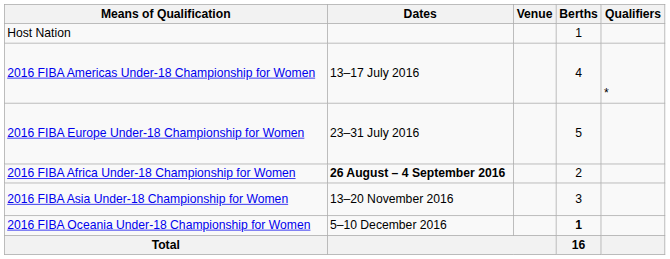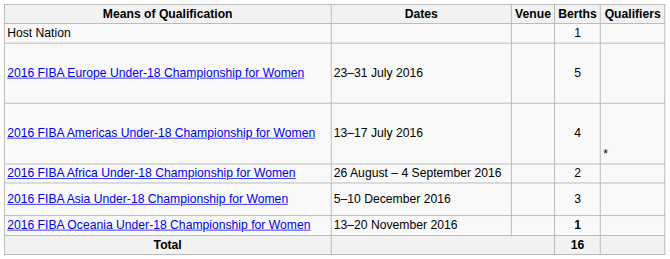rows swapped: (161, 73) <-> (156, 133)
(418, 173) bold -> (418, 173) normal
(392, 199) 13–20 November 2016 -> (392, 199) 5–10 December 2016
(388, 225) 5–10 December 2016 -> (396, 225) 13–20 November 2016
